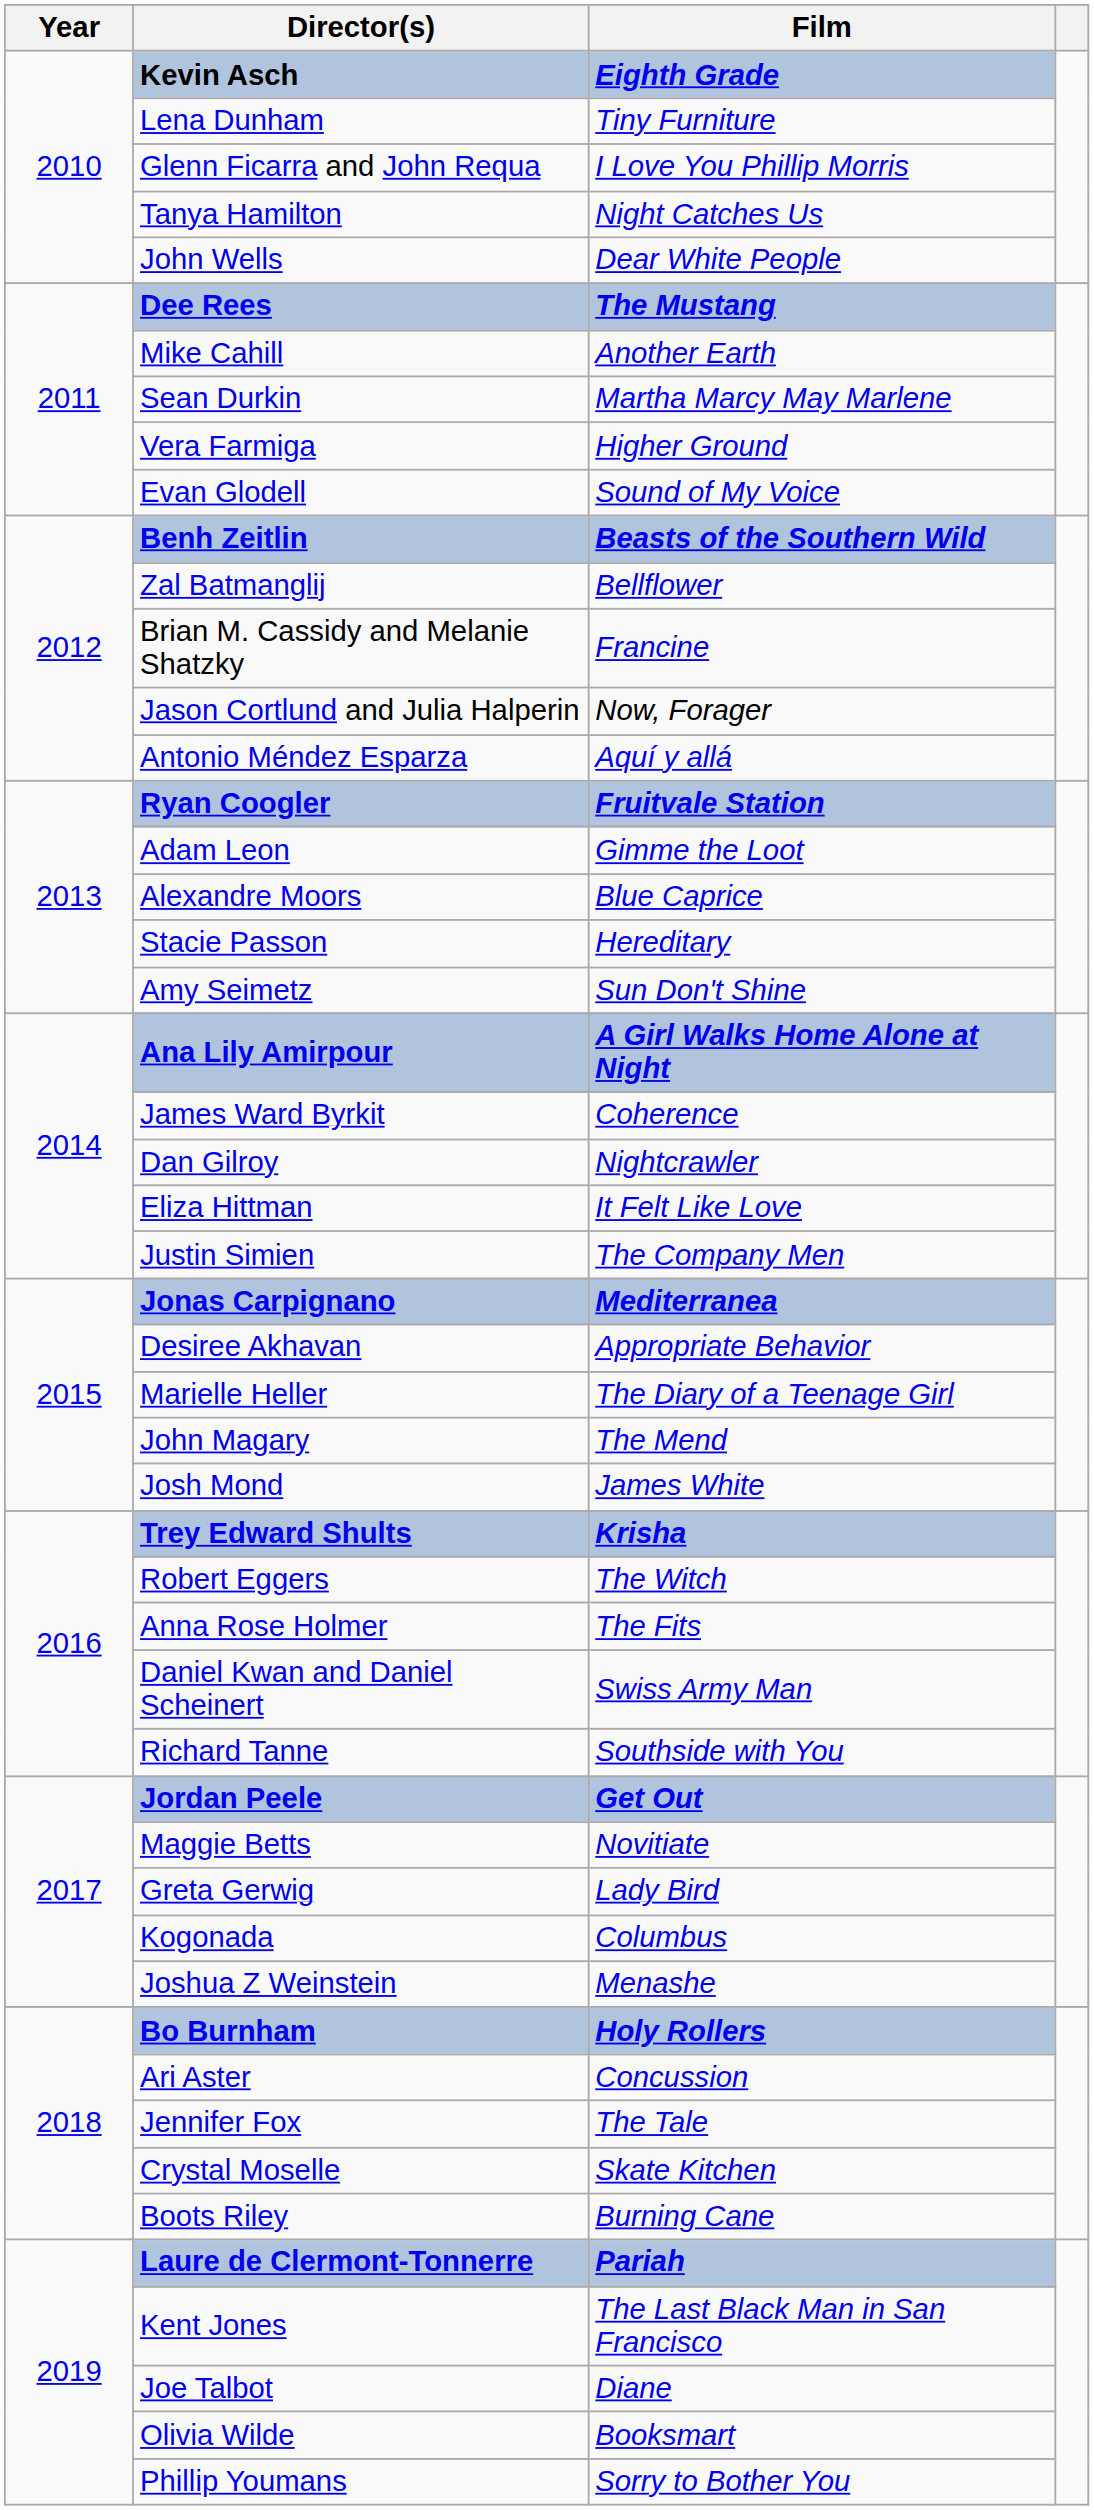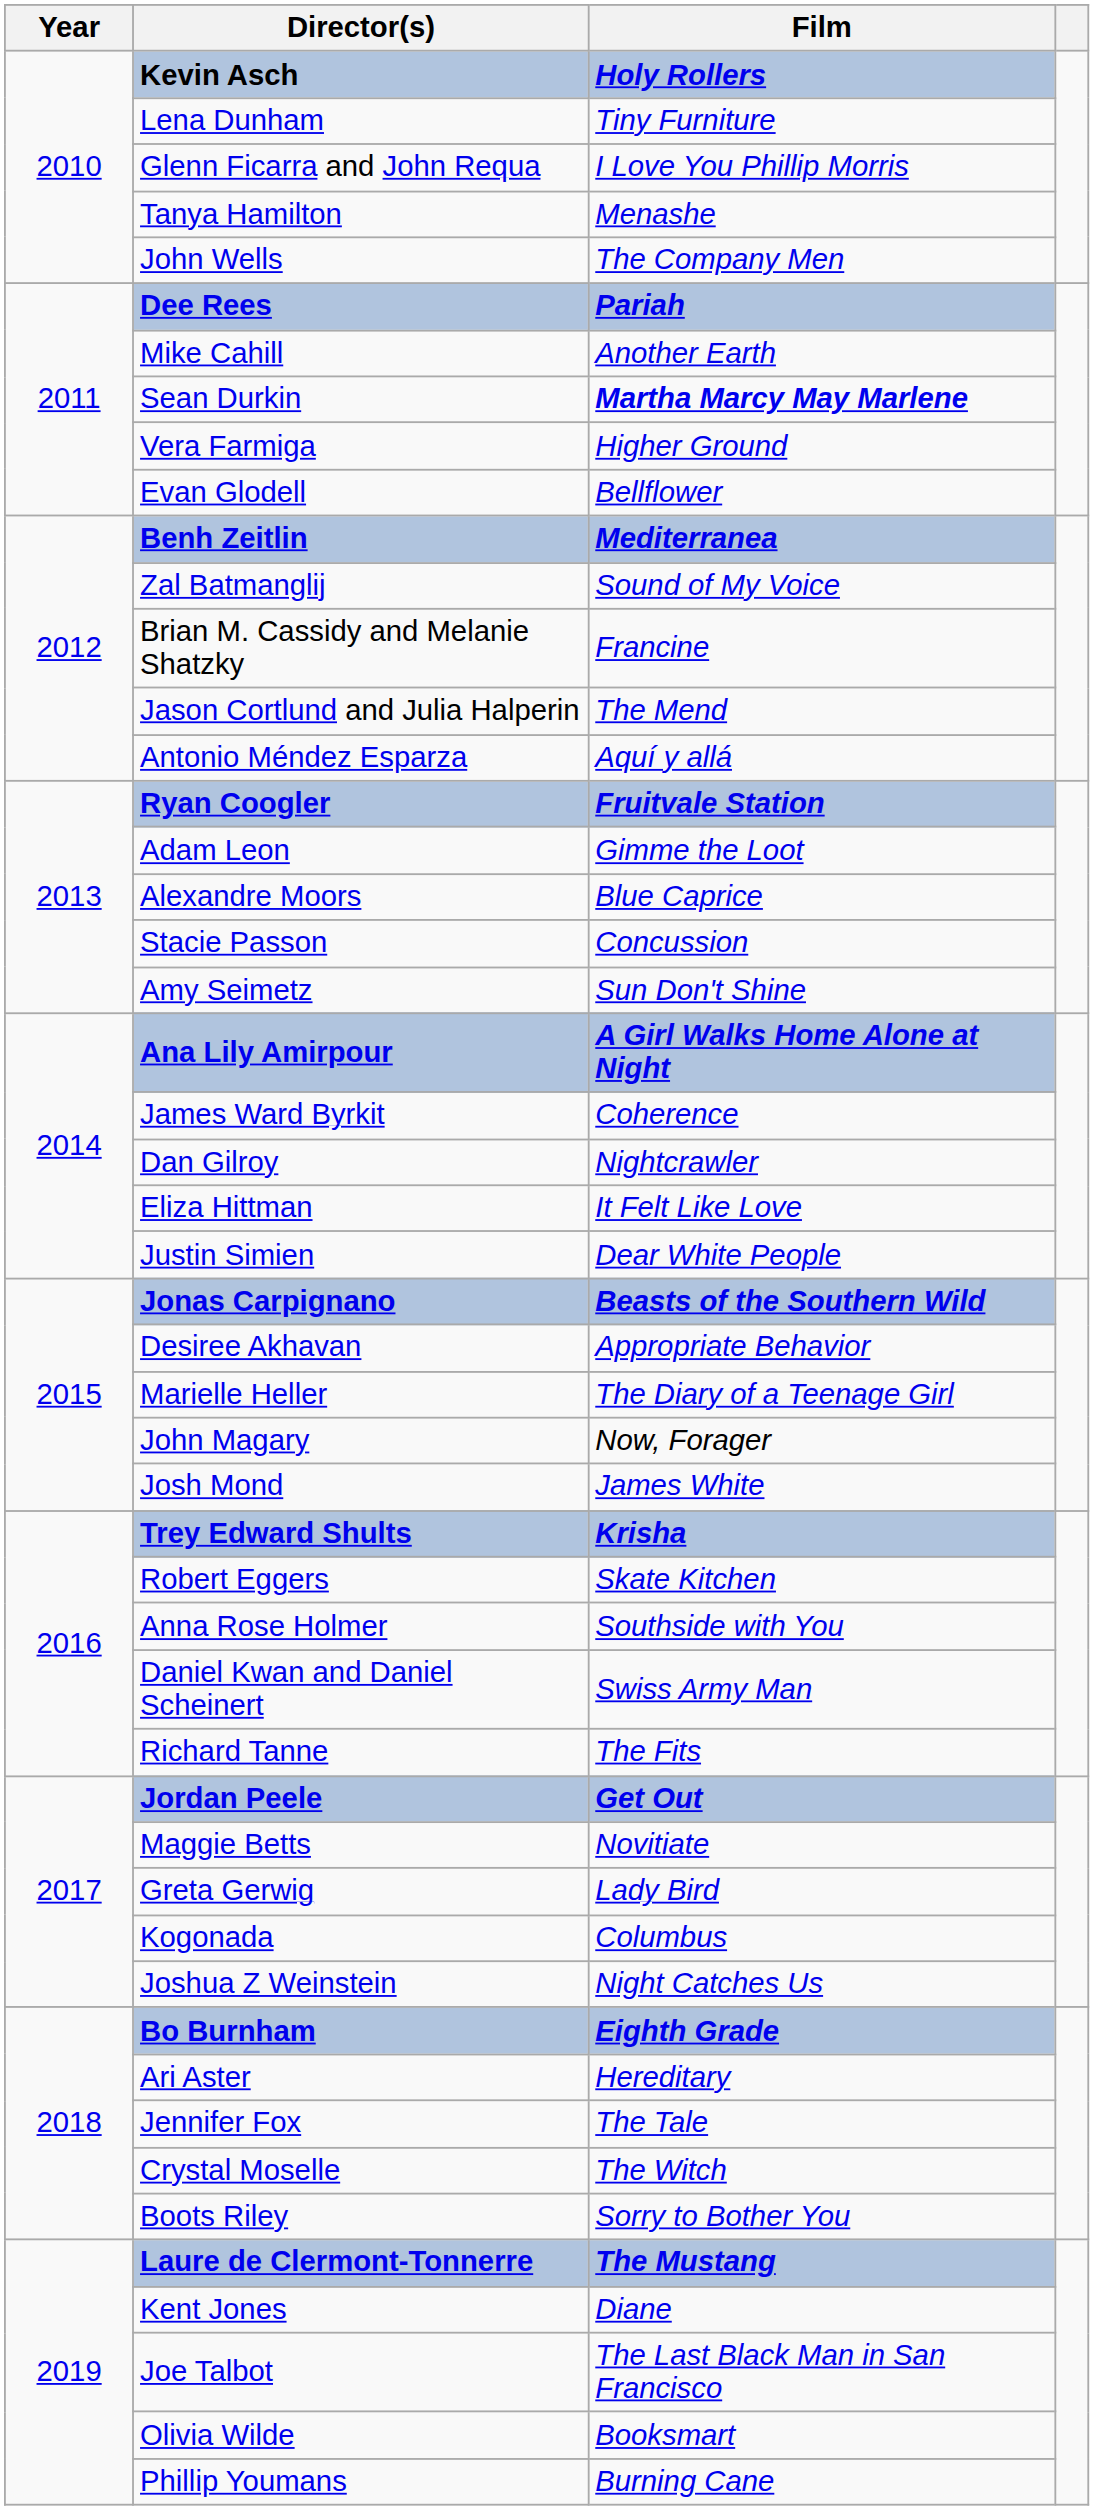(687, 74) Eighth Grade -> (681, 74) Holy Rollers
(709, 213) Night Catches Us -> (655, 213) Menashe
(718, 259) Dear White People -> (720, 259) The Company Men
(686, 306) The Mustang -> (640, 306) Pariah
(773, 399) normal -> (782, 399) bold
(718, 492) Sound of My Voice -> (659, 492) Bellflower
(790, 538) Beasts of the Southern Wild -> (686, 538) Mediterranea
(659, 584) Bellflower -> (718, 584) Sound of My Voice
(683, 710) Now, Forager -> (661, 710) The Mend
(663, 942) Hereditary -> (672, 942) Concussion
(720, 1254) The Company Men -> (718, 1254) Dear White People
(686, 1300) Mediterranea -> (790, 1300) Beasts of the Southern Wild
(661, 1440) The Mend -> (683, 1440) Now, Forager
(661, 1579) The Witch -> (686, 1579) Skate Kitchen
(648, 1625) The Fits -> (720, 1625) Southside with You
(720, 1751) Southside with You -> (648, 1751) The Fits
(655, 1983) Menashe -> (709, 1983) Night Catches Us
(681, 2030) Holy Rollers -> (687, 2030) Eighth Grade
(672, 2076) Concussion -> (663, 2076) Hereditary
(686, 2169) Skate Kitchen -> (661, 2169) The Witch
(685, 2216) Burning Cane -> (723, 2216) Sorry to Bother You
(640, 2262) Pariah -> (686, 2262) The Mustang
(770, 2325) The Last Black Man in San Francisco -> (634, 2309) Diane
(634, 2388) Diane -> (770, 2371) The Last Black Man in San Francisco
(723, 2481) Sorry to Bother You -> (685, 2481) Burning Cane
